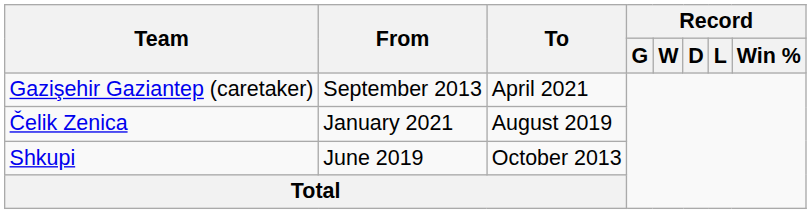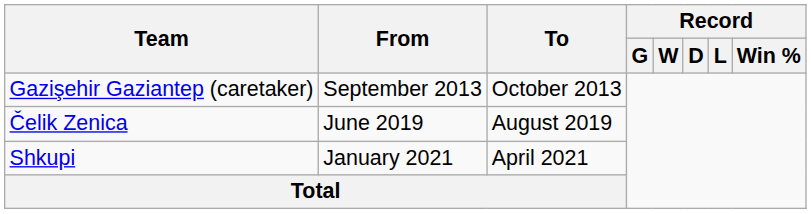(540, 89) April 2021 -> (557, 89) October 2013
(388, 123) January 2021 -> (373, 123) June 2019
(373, 157) June 2019 -> (388, 157) January 2021
(557, 157) October 2013 -> (540, 157) April 2021
